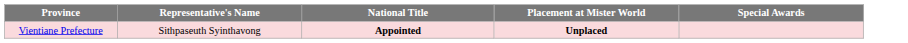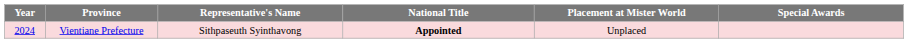+ column: (25, 13)
(586, 30) bold -> (627, 30) normal
